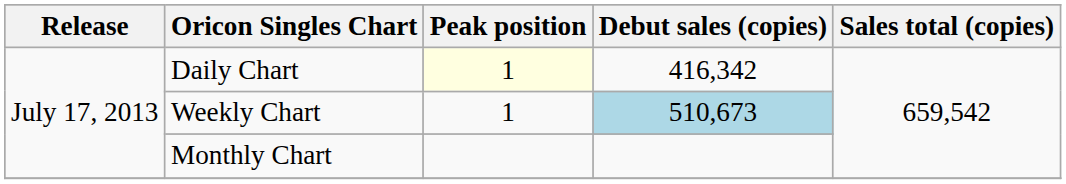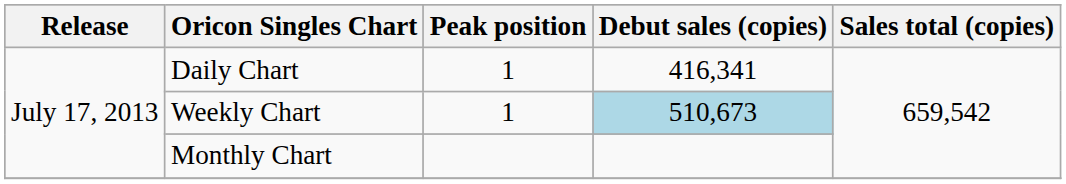(508, 69) lightyellow background -> (508, 69) no background
(713, 69) 416,342 -> (713, 69) 416,341
